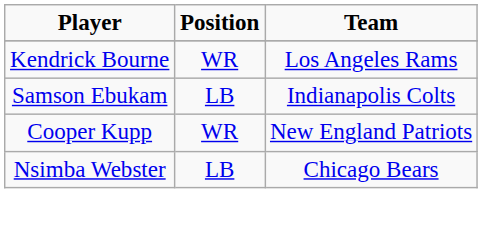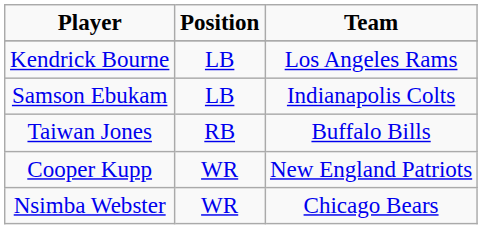(220, 59) WR -> (220, 59) LB
+ row: (90, 132)
(220, 168) LB -> (220, 205) WR
